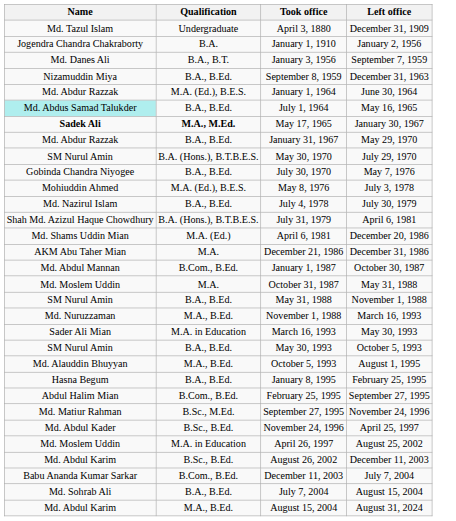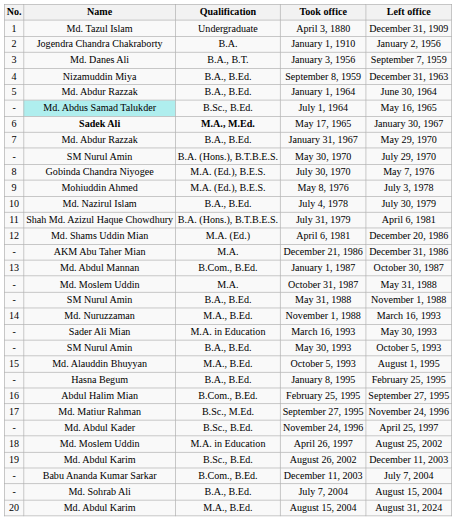+ column: (14, 12)
(208, 92) M.A. (Ed.), B.E.S. -> (228, 92) B.A., B.Ed.
(208, 108) B.A., B.Ed. -> (228, 108) B.Sc., B.Ed.
(208, 172) B.A., B.Ed. -> (228, 172) M.A. (Ed.), B.E.S.
